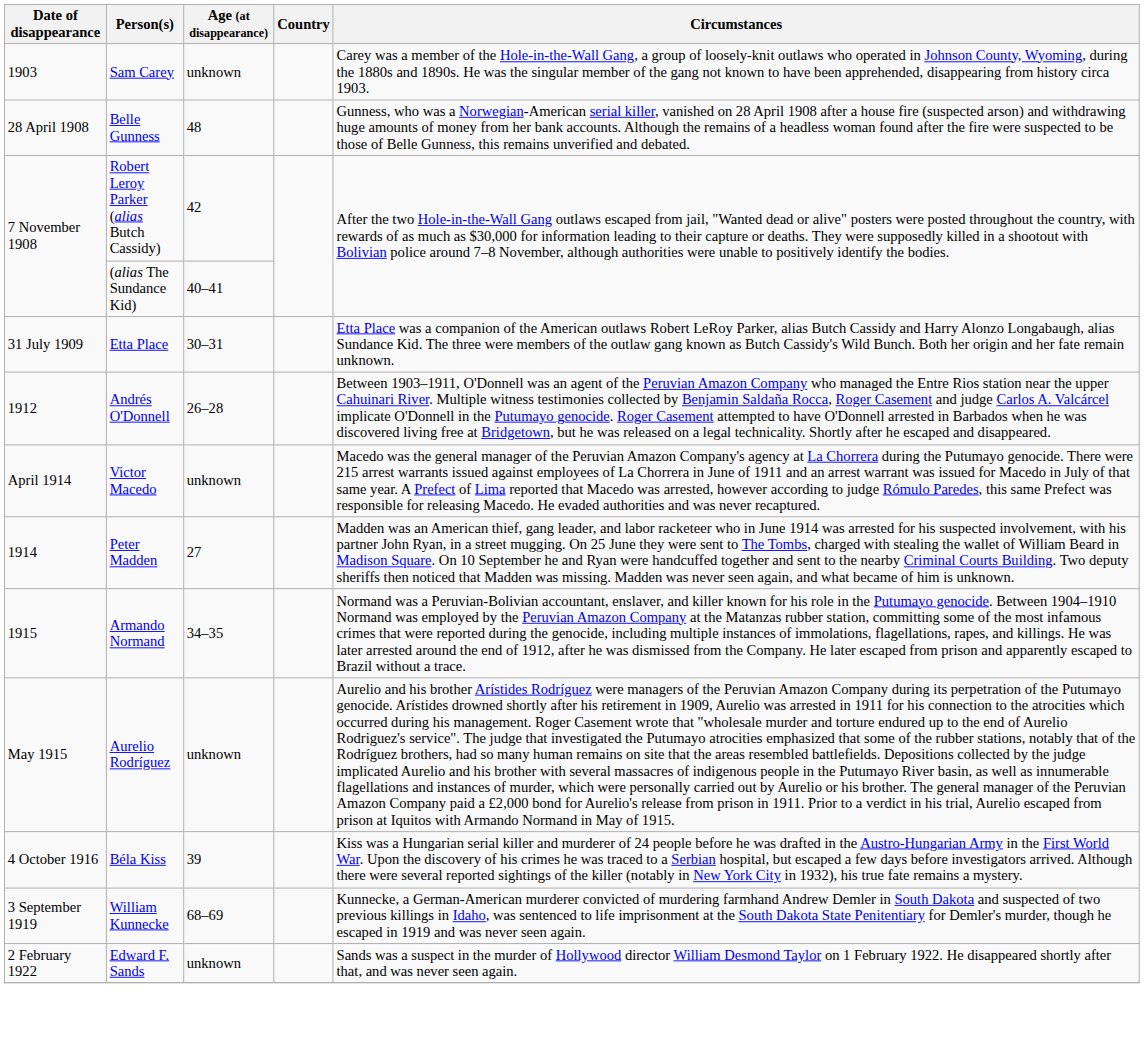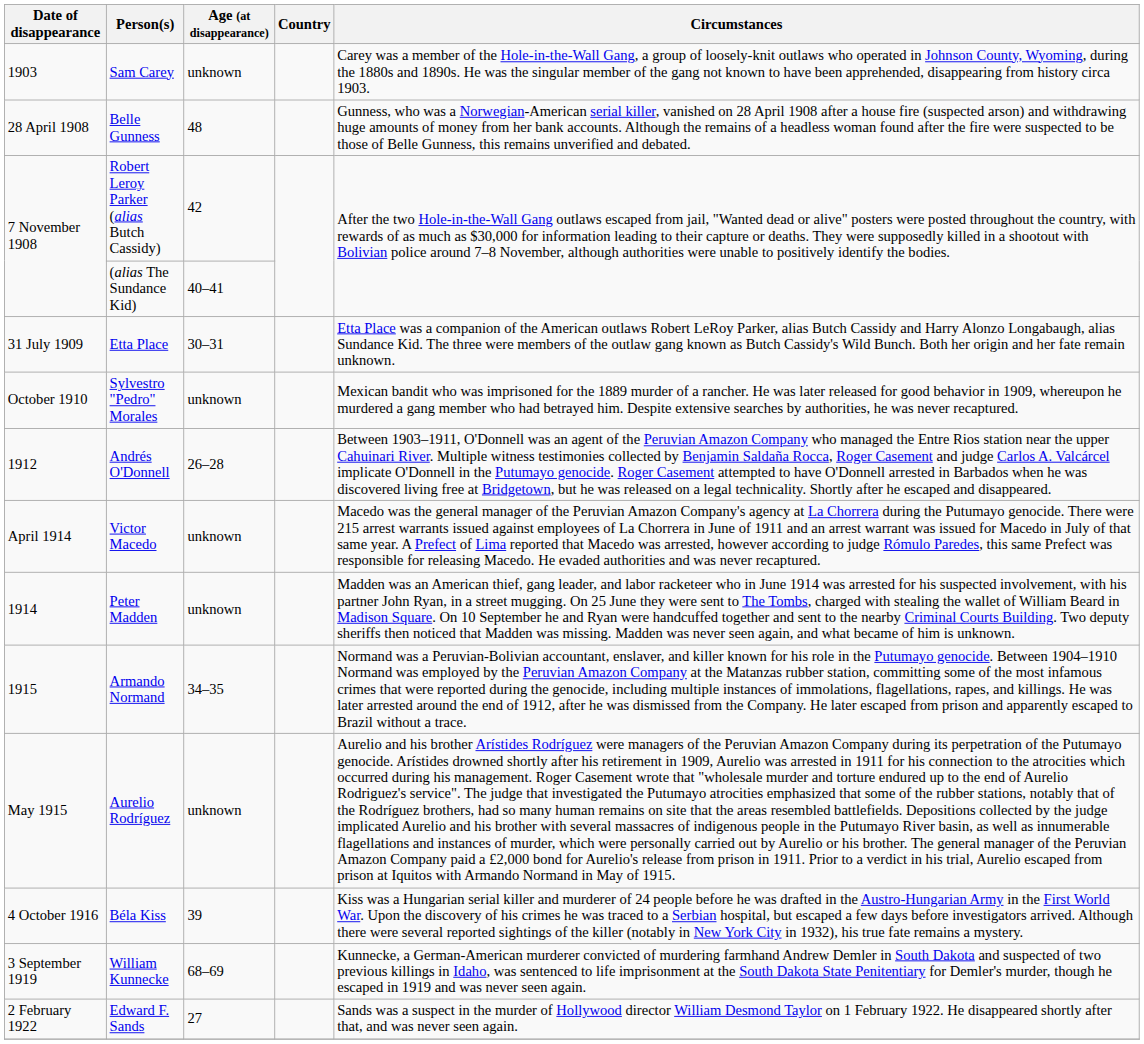+ row: (137, 400)
(194, 552) 27 -> (215, 608) unknown
(214, 963) unknown -> (195, 1019) 27
